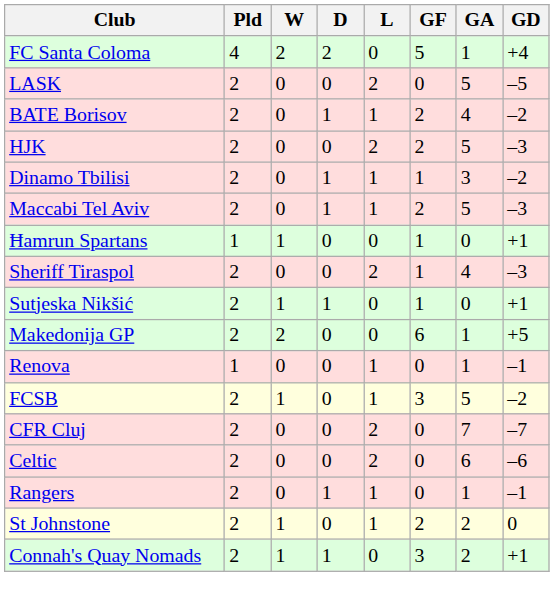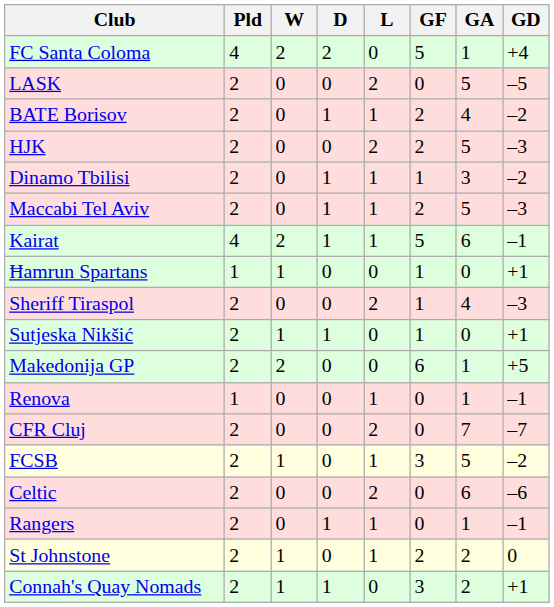+ row: (34, 240)
rows swapped: (48, 429) <-> (33, 397)
